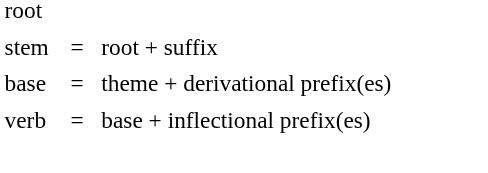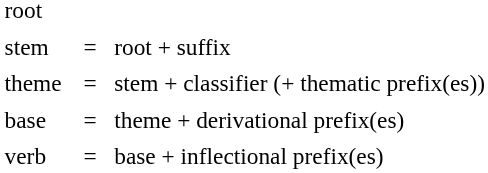+ row: (39, 83)
